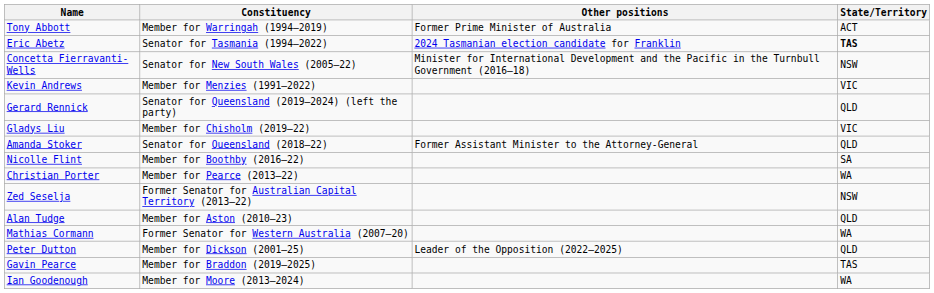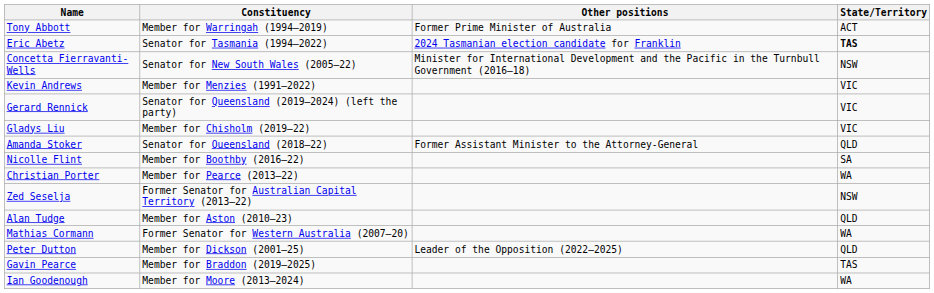(849, 107) QLD -> (849, 107) VIC
